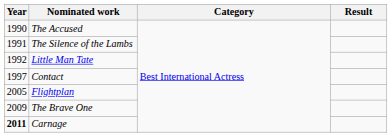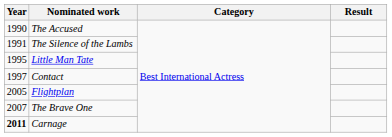(17, 60) 1992 -> (17, 60) 1995
(17, 108) 2009 -> (17, 108) 2007
